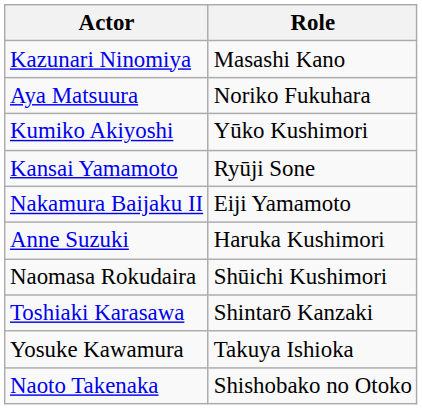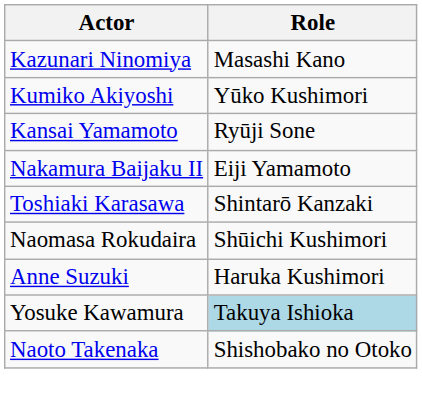- row: (74, 95)
rows swapped: (69, 240) <-> (97, 312)
(284, 349) no background -> (284, 312) lightblue background
